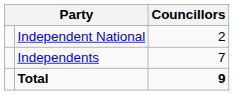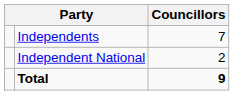rows swapped: (58, 57) <-> (81, 36)
